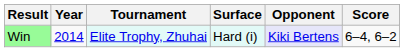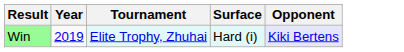- column: (371, 15)
(69, 36) 2014 -> (69, 36) 2019
